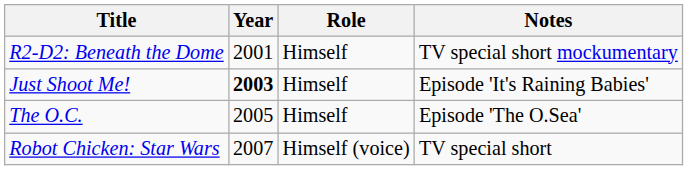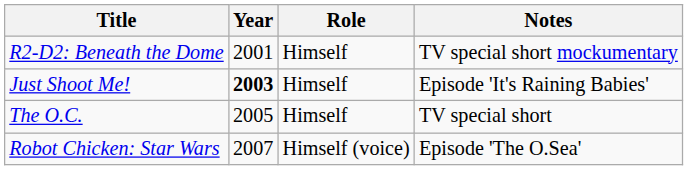(500, 116) Episode 'The O.Sea' -> (485, 116) TV special short
(485, 148) TV special short -> (500, 148) Episode 'The O.Sea'
